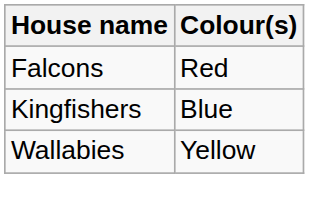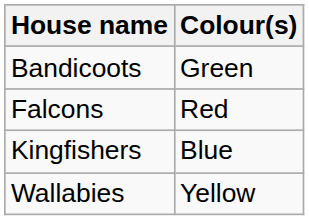+ row: (76, 67)
